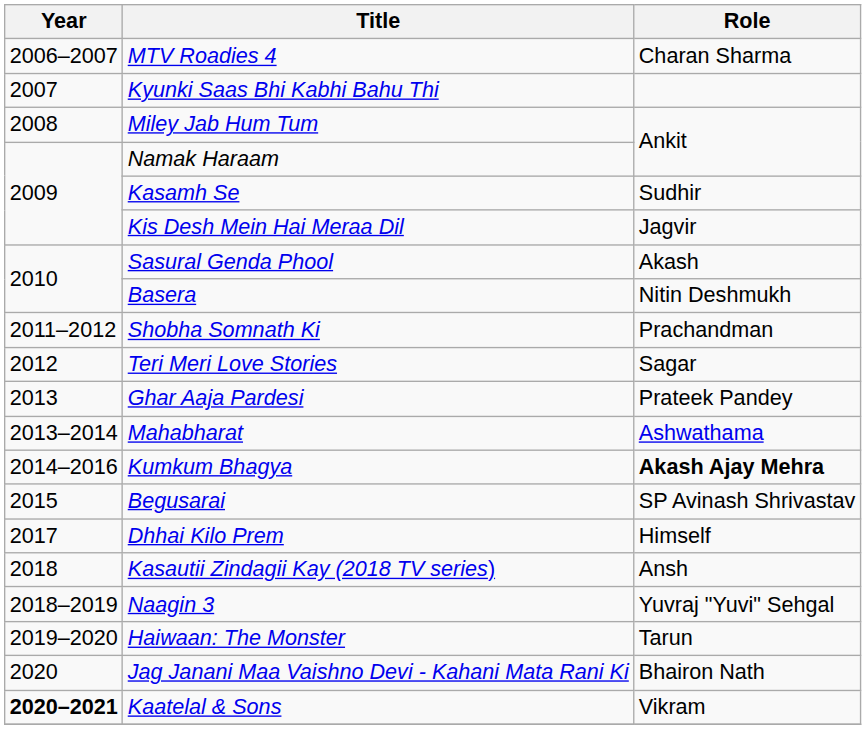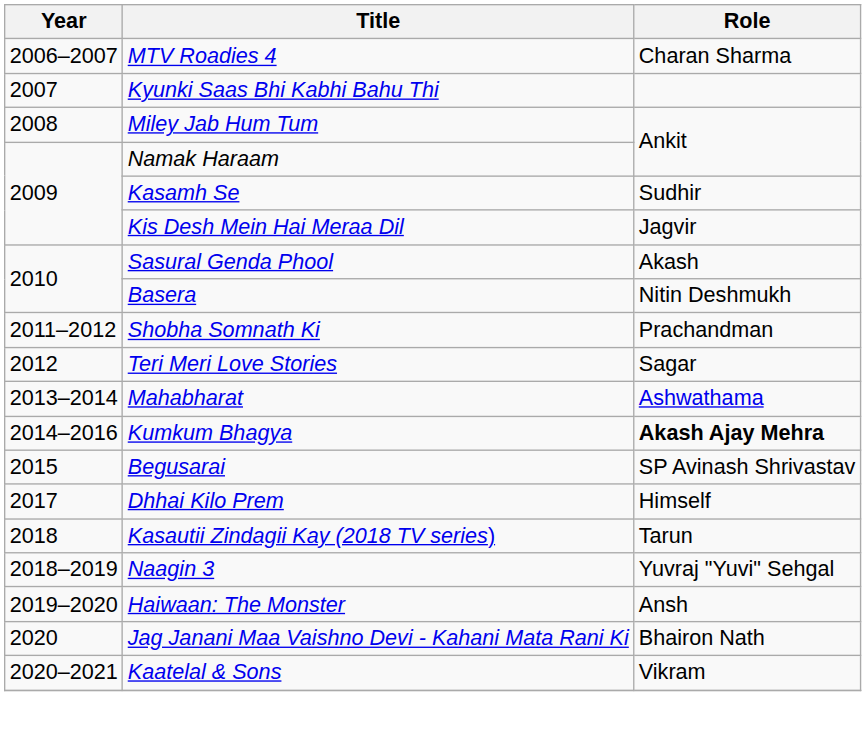- row: (216, 398)
(663, 569) Ansh -> (666, 535) Tarun
(666, 638) Tarun -> (663, 603) Ansh
(64, 706) bold -> (64, 672) normal
